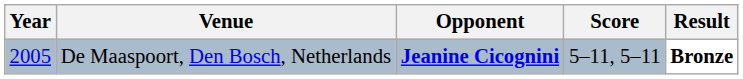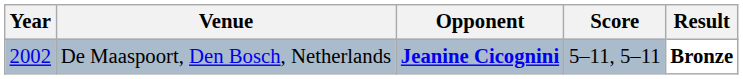(30, 56) 2005 -> (30, 56) 2002
